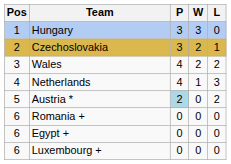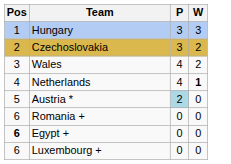- column: (217, 13)
(198, 82) normal -> (198, 82) bold
(17, 133) normal -> (17, 133) bold
